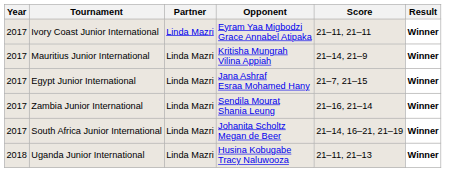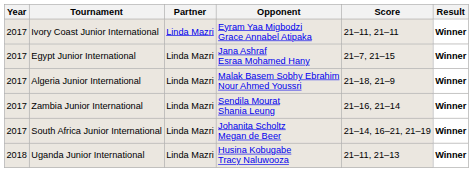- row: (90, 56)
+ row: (86, 81)
